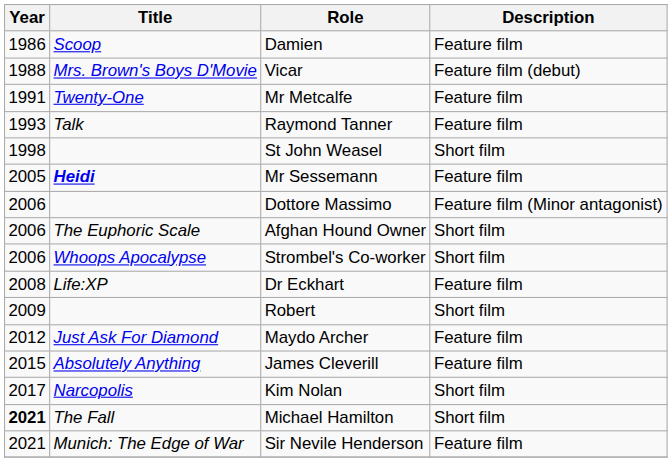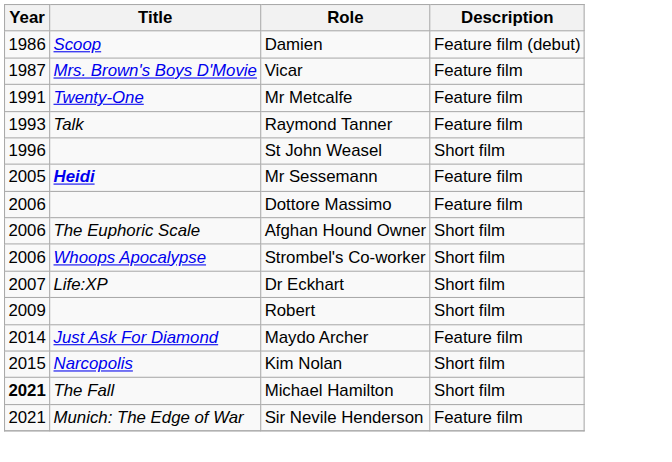(478, 44) Feature film -> (507, 44) Feature film (debut)
(27, 71) 1988 -> (27, 71) 1987
(507, 71) Feature film (debut) -> (478, 71) Feature film
(27, 151) 1998 -> (27, 151) 1996
(548, 204) Feature film (Minor antagonist) -> (478, 204) Feature film
(27, 284) 2008 -> (27, 284) 2007
(478, 284) Feature film -> (469, 284) Short film
(27, 337) 2012 -> (27, 337) 2014
- row: (322, 364)
(27, 390) 2017 -> (27, 364) 2015
